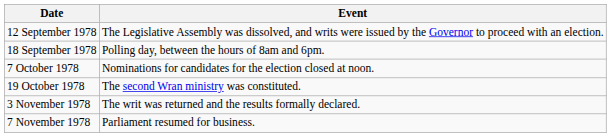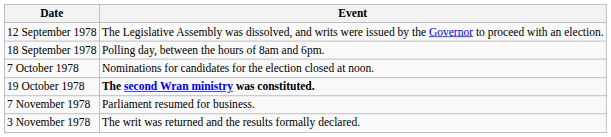(201, 86) normal -> (208, 86) bold
rows swapped: (49, 104) <-> (49, 123)
